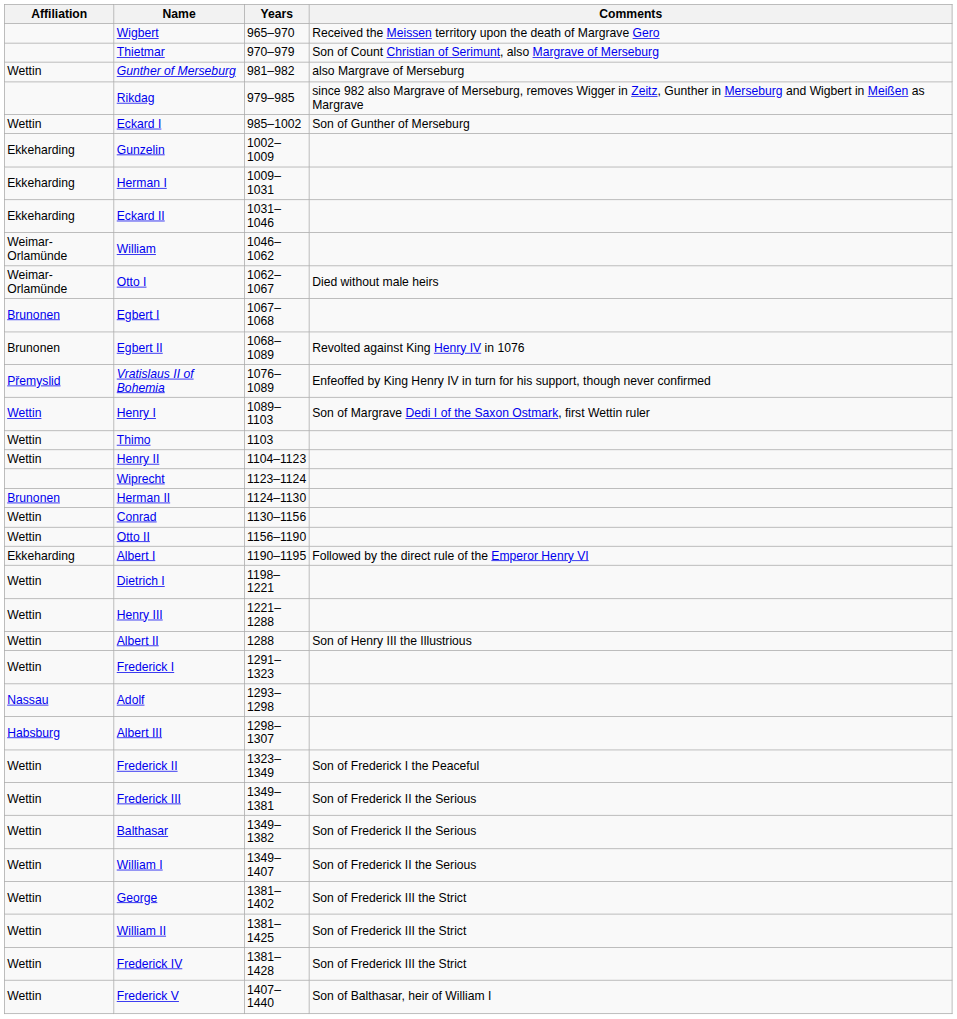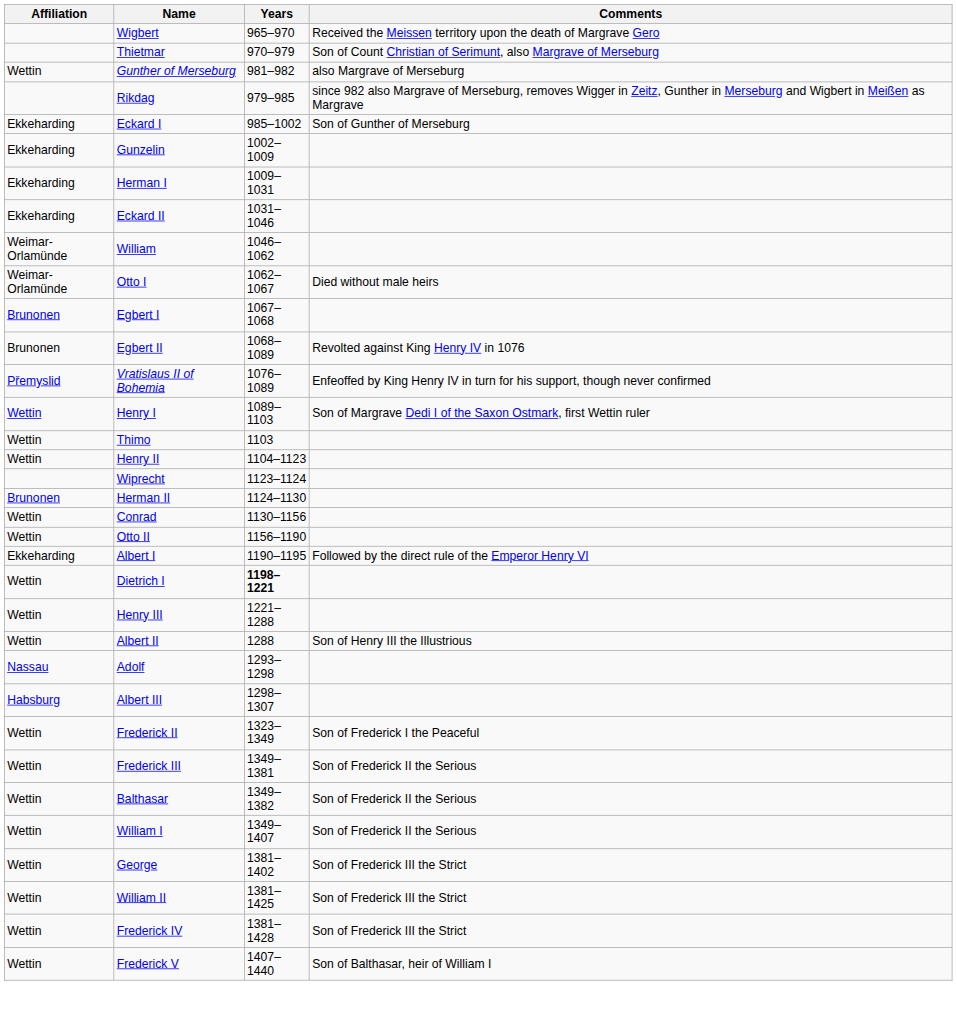(24, 124) Wettin -> (41, 124) Ekkeharding
(264, 582) normal -> (264, 582) bold
- row: (145, 667)
